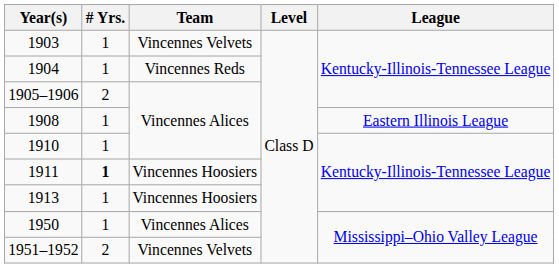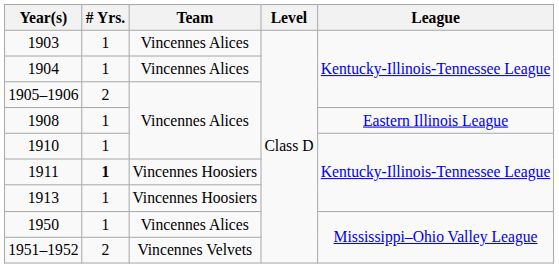(195, 43) Vincennes Velvets -> (195, 43) Vincennes Alices
(195, 69) Vincennes Reds -> (195, 69) Vincennes Alices
